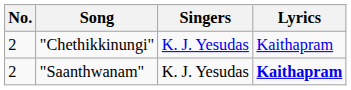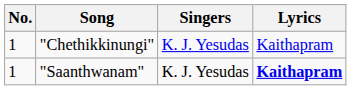(12, 44) 2 -> (12, 44) 1
(12, 71) 2 -> (12, 71) 1
